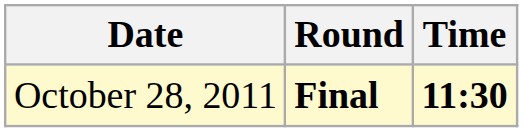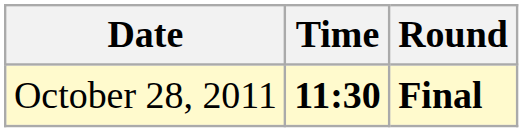columns swapped: (465, 34) <-> (349, 34)
